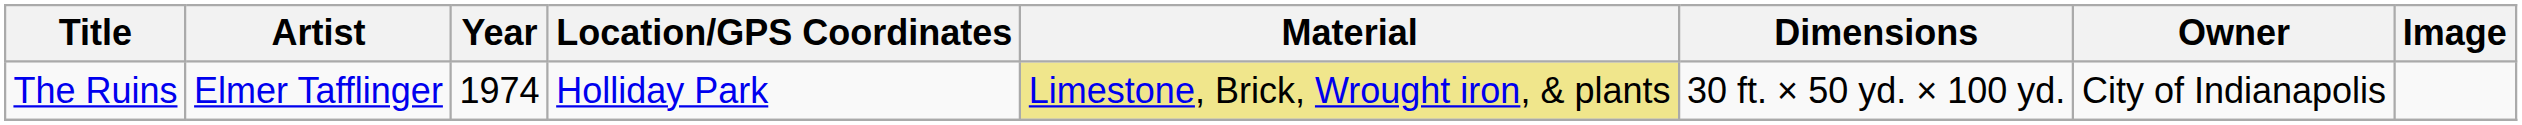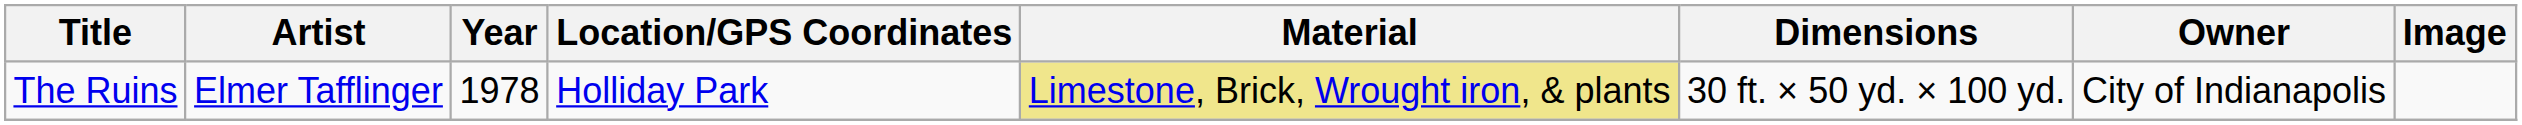(500, 90) 1974 -> (500, 90) 1978
